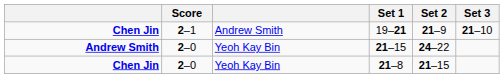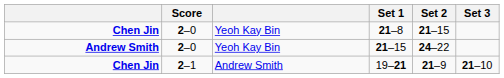rows swapped: (391, 65) <-> (391, 31)
